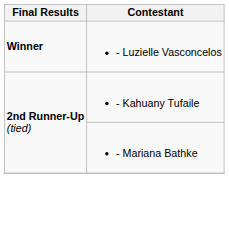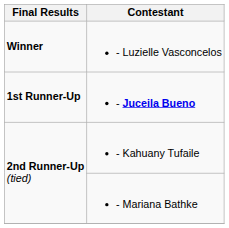+ row: (155, 103)
